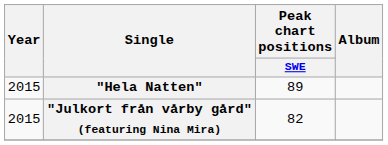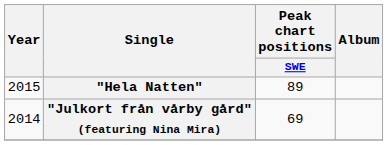(24, 119) 2015 -> (24, 119) 2014
(295, 119) 82 -> (295, 119) 69
